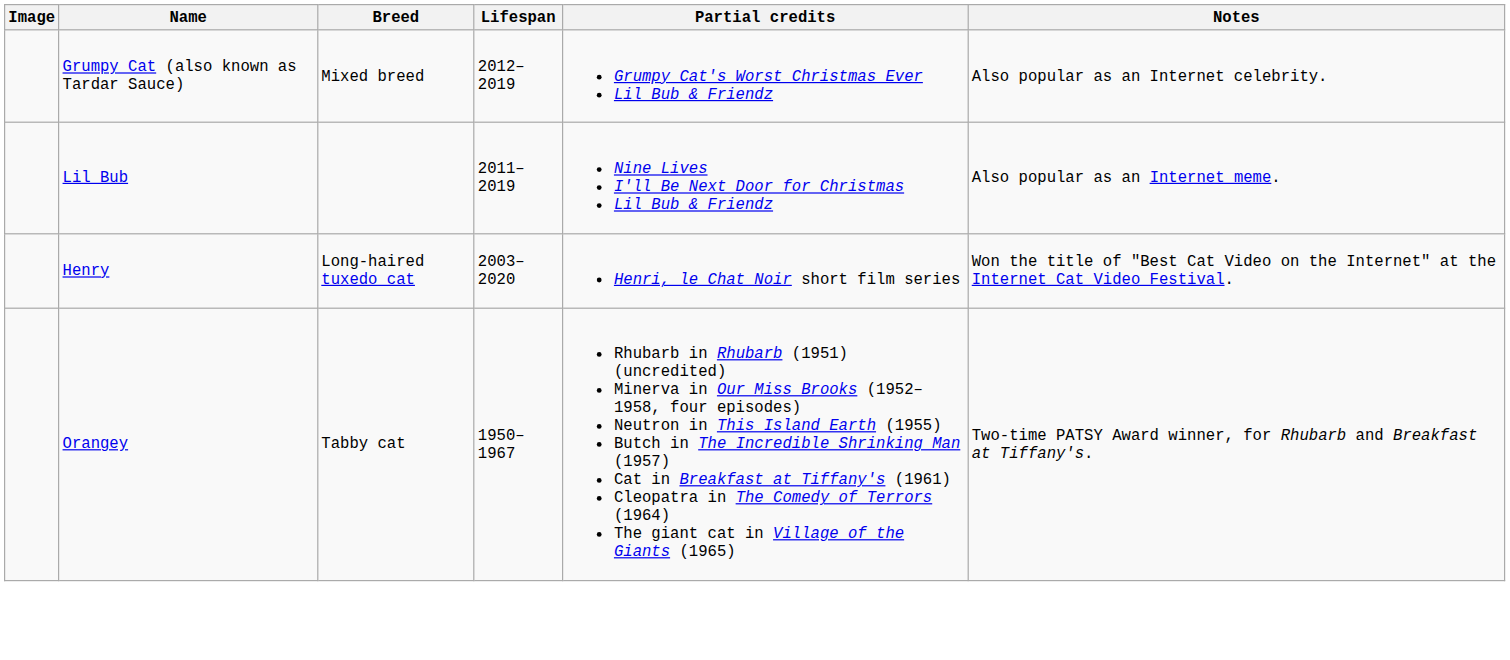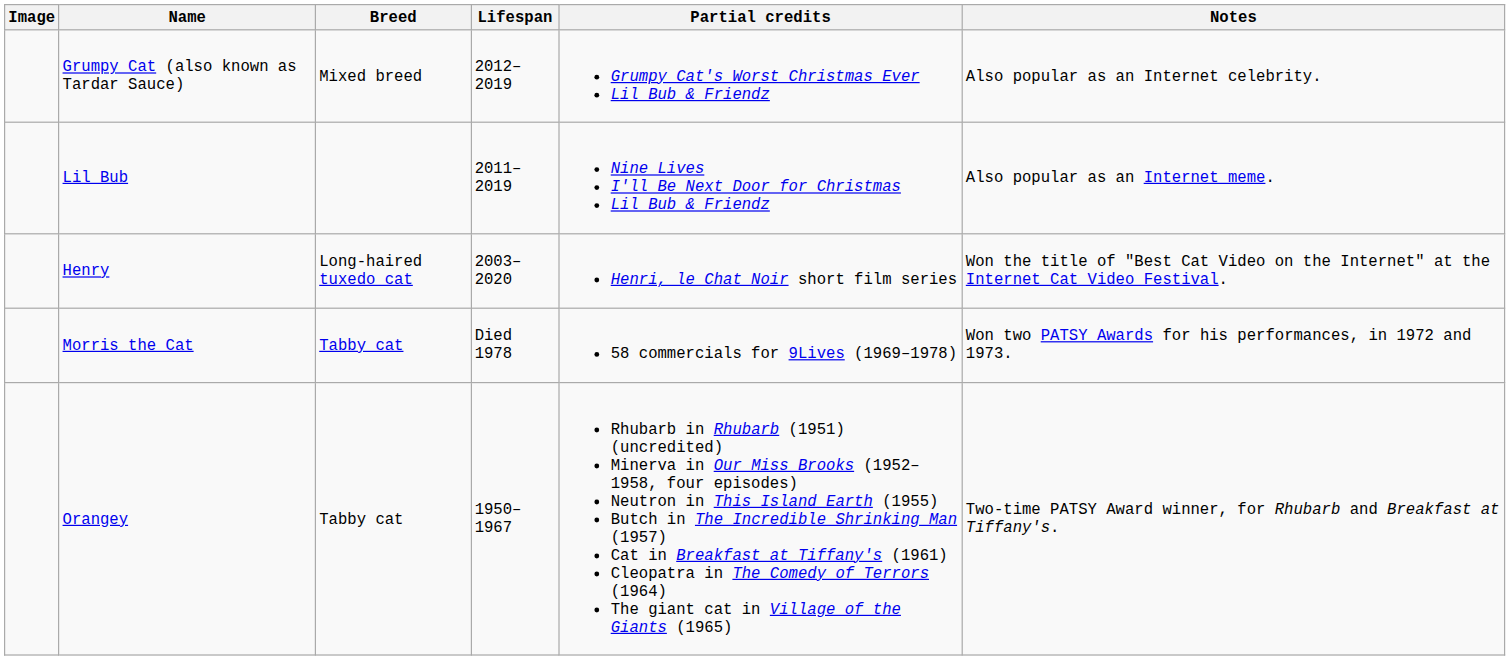+ row: (128, 345)
